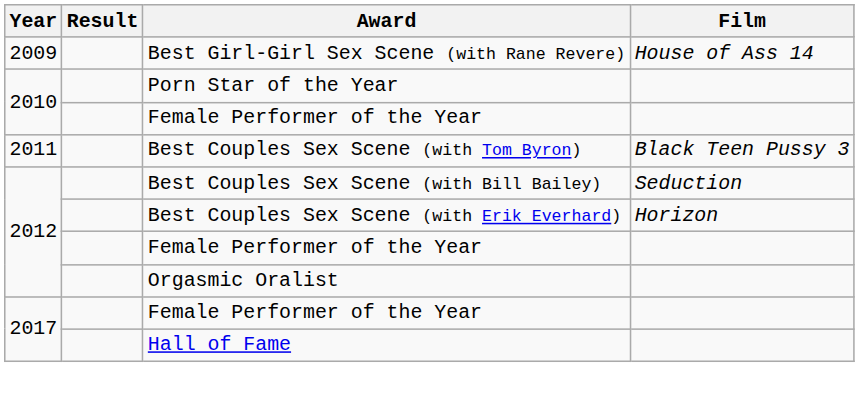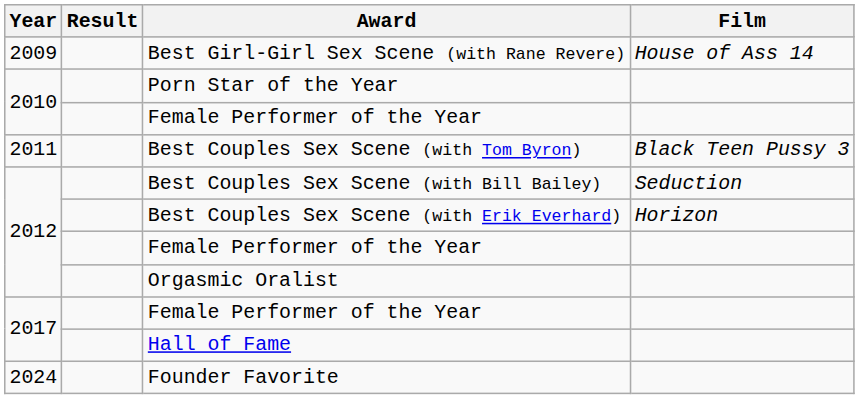+ row: (33, 378)
